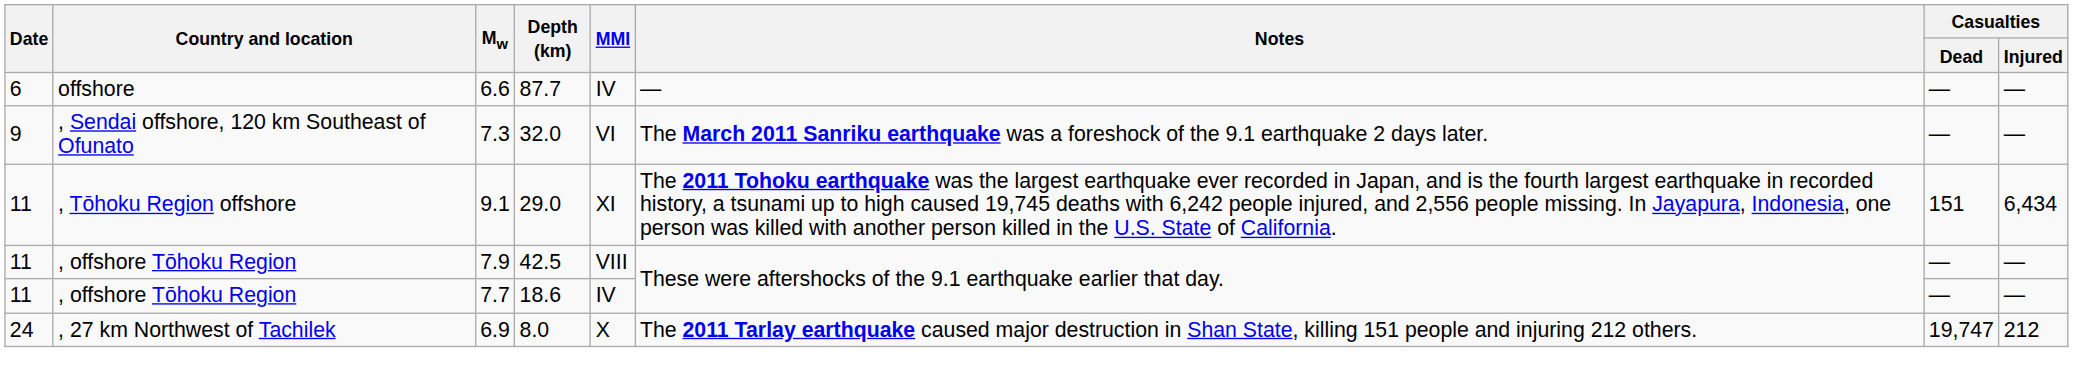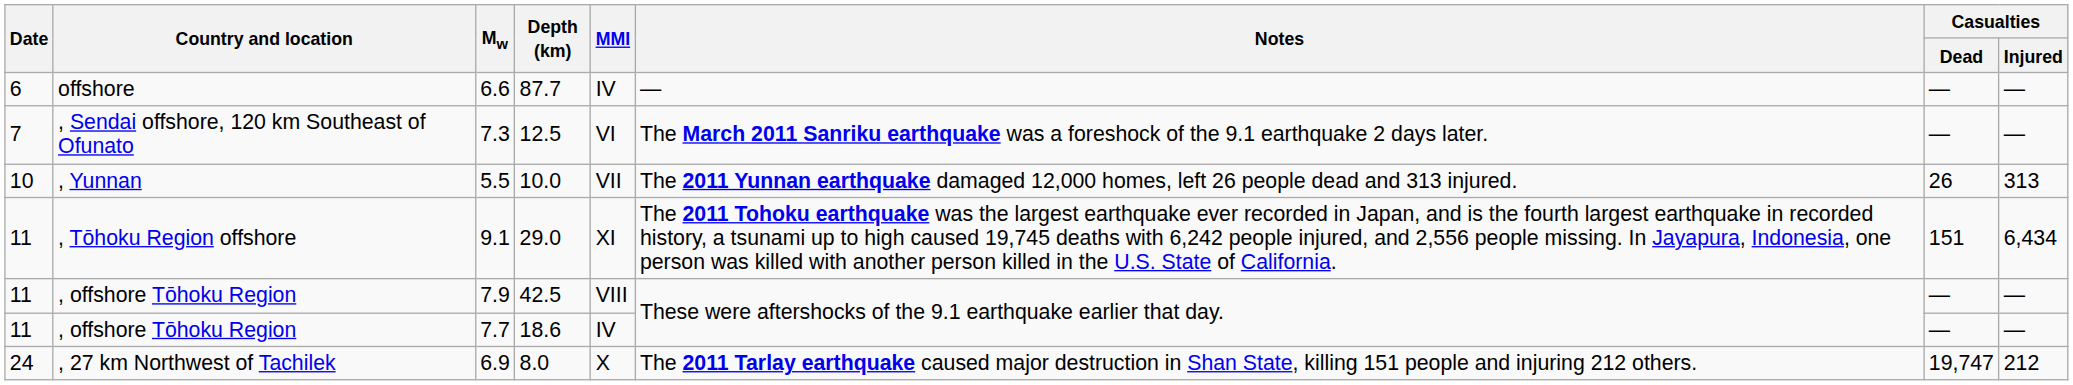(16, 134) 9 -> (16, 134) 7
(540, 134) 32.0 -> (540, 134) 12.5
+ row: (495, 180)
